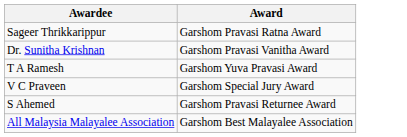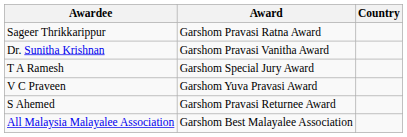+ column: (379, 13)
(248, 68) Garshom Yuva Pravasi Award -> (247, 68) Garshom Special Jury Award
(247, 86) Garshom Special Jury Award -> (248, 86) Garshom Yuva Pravasi Award
